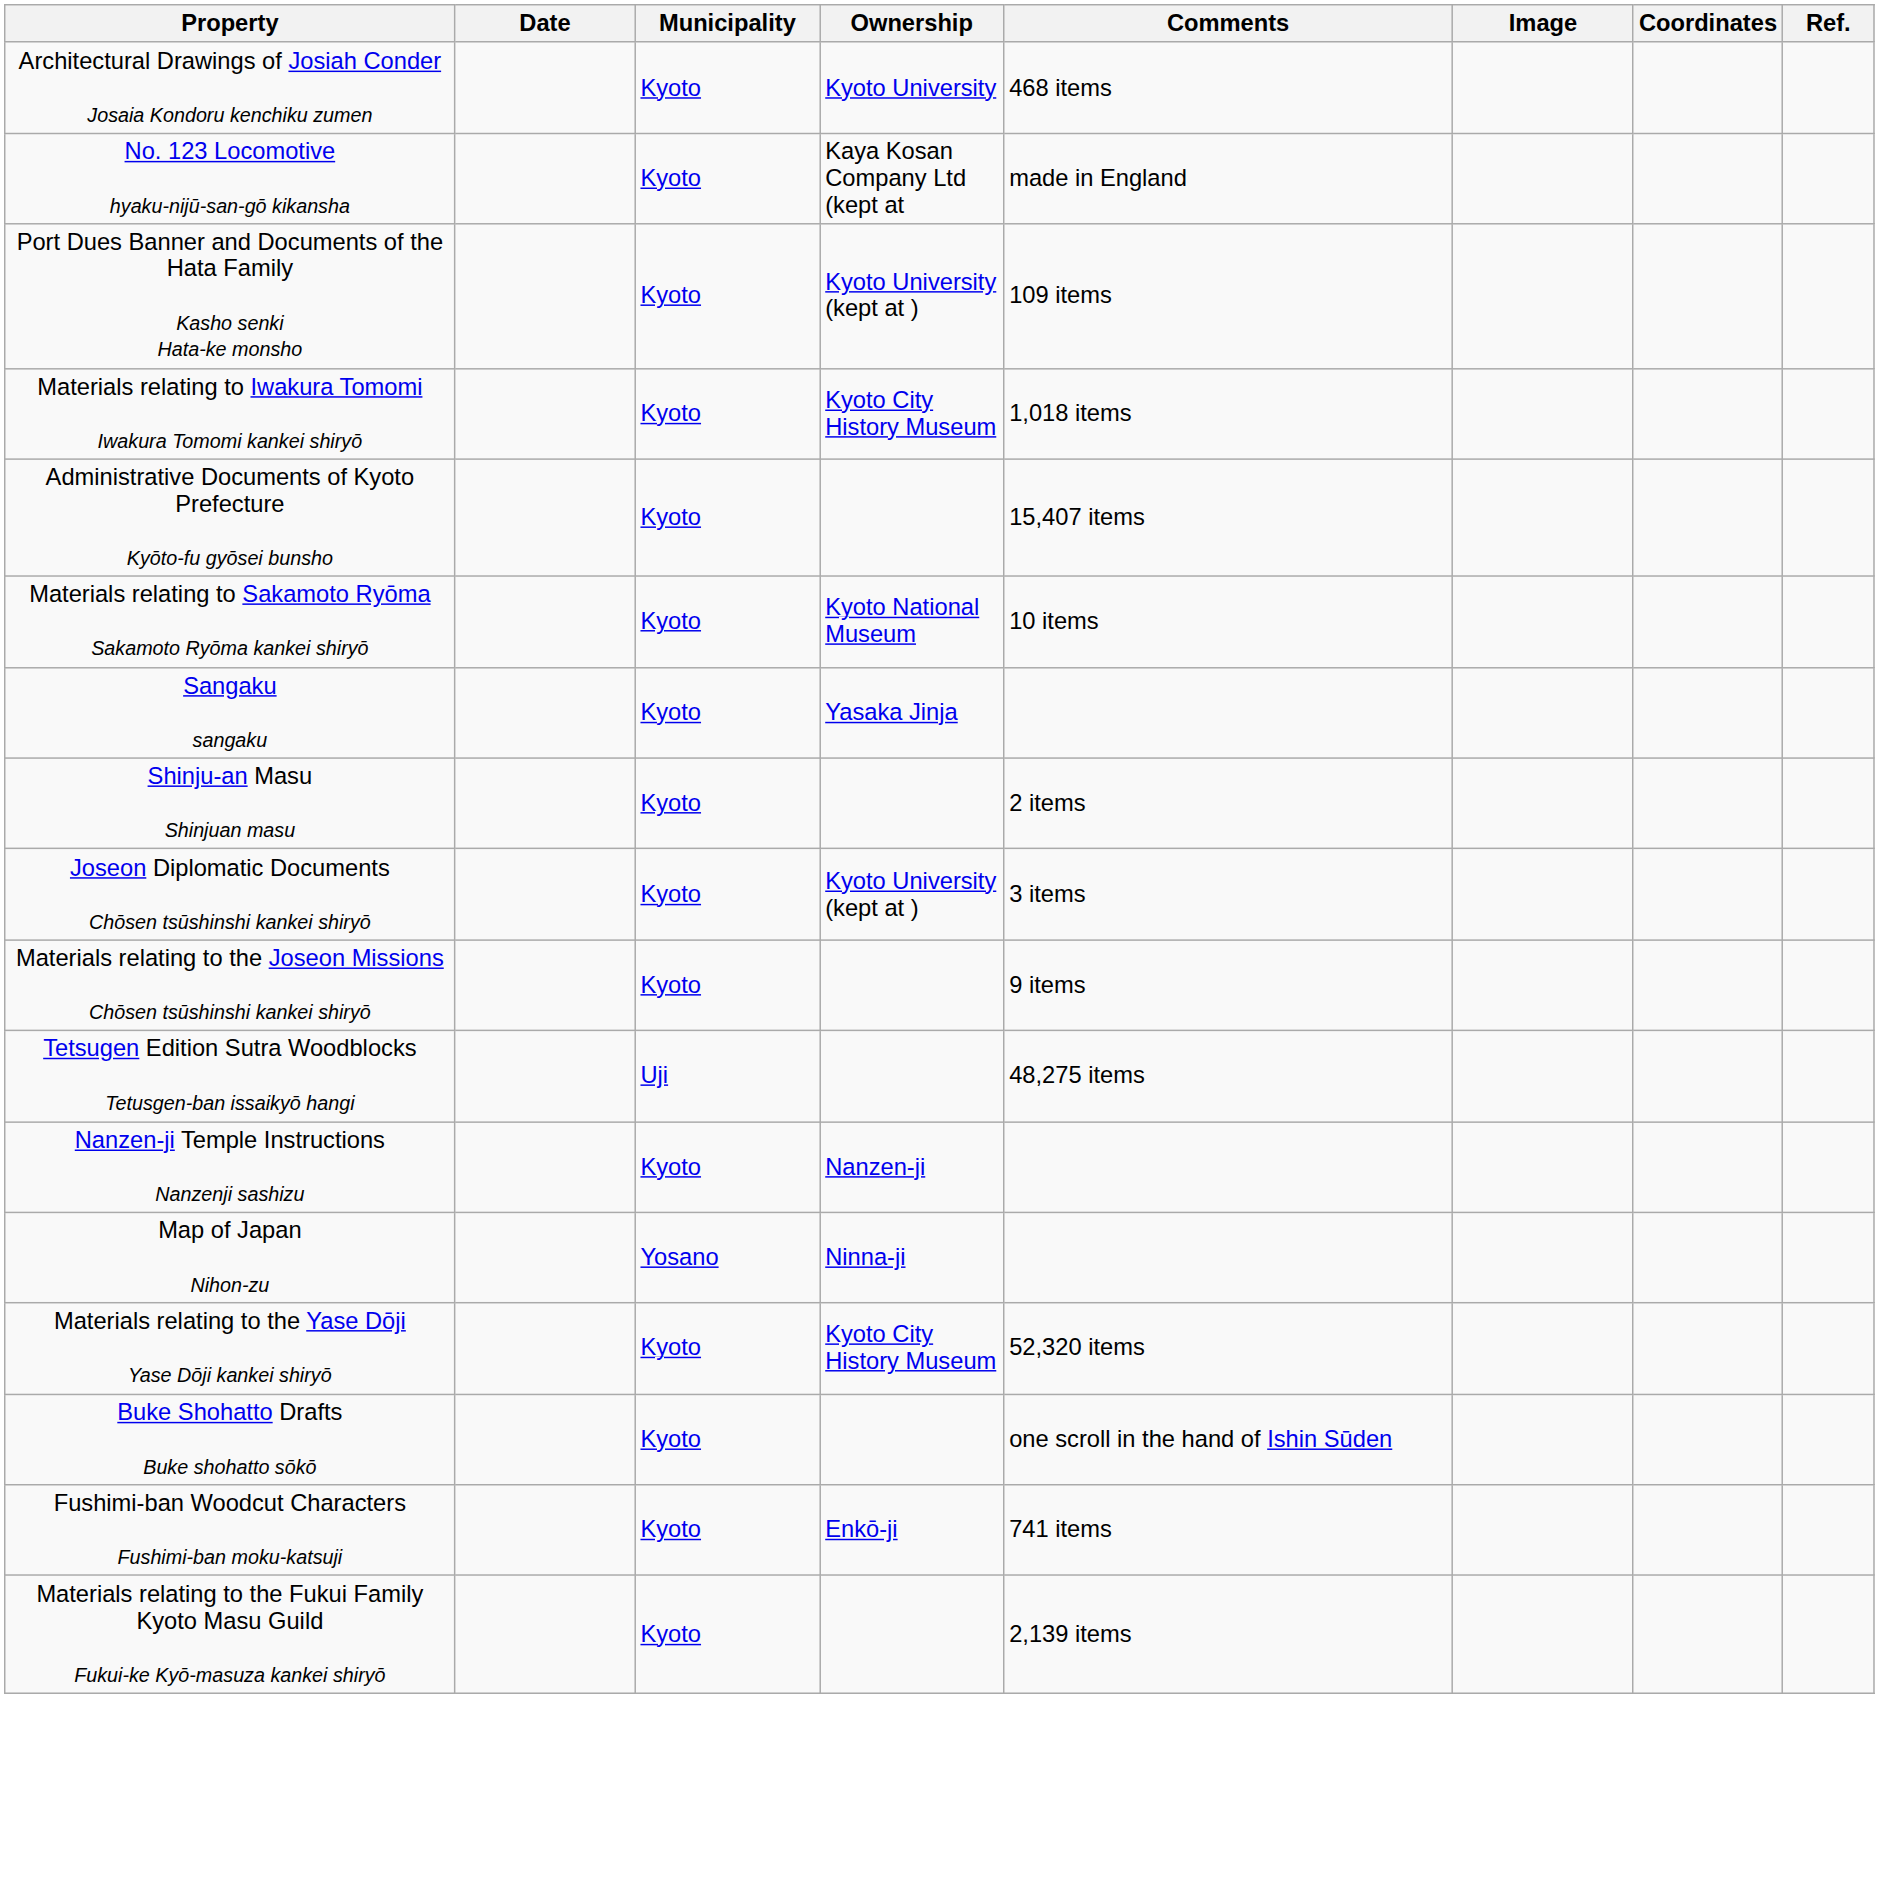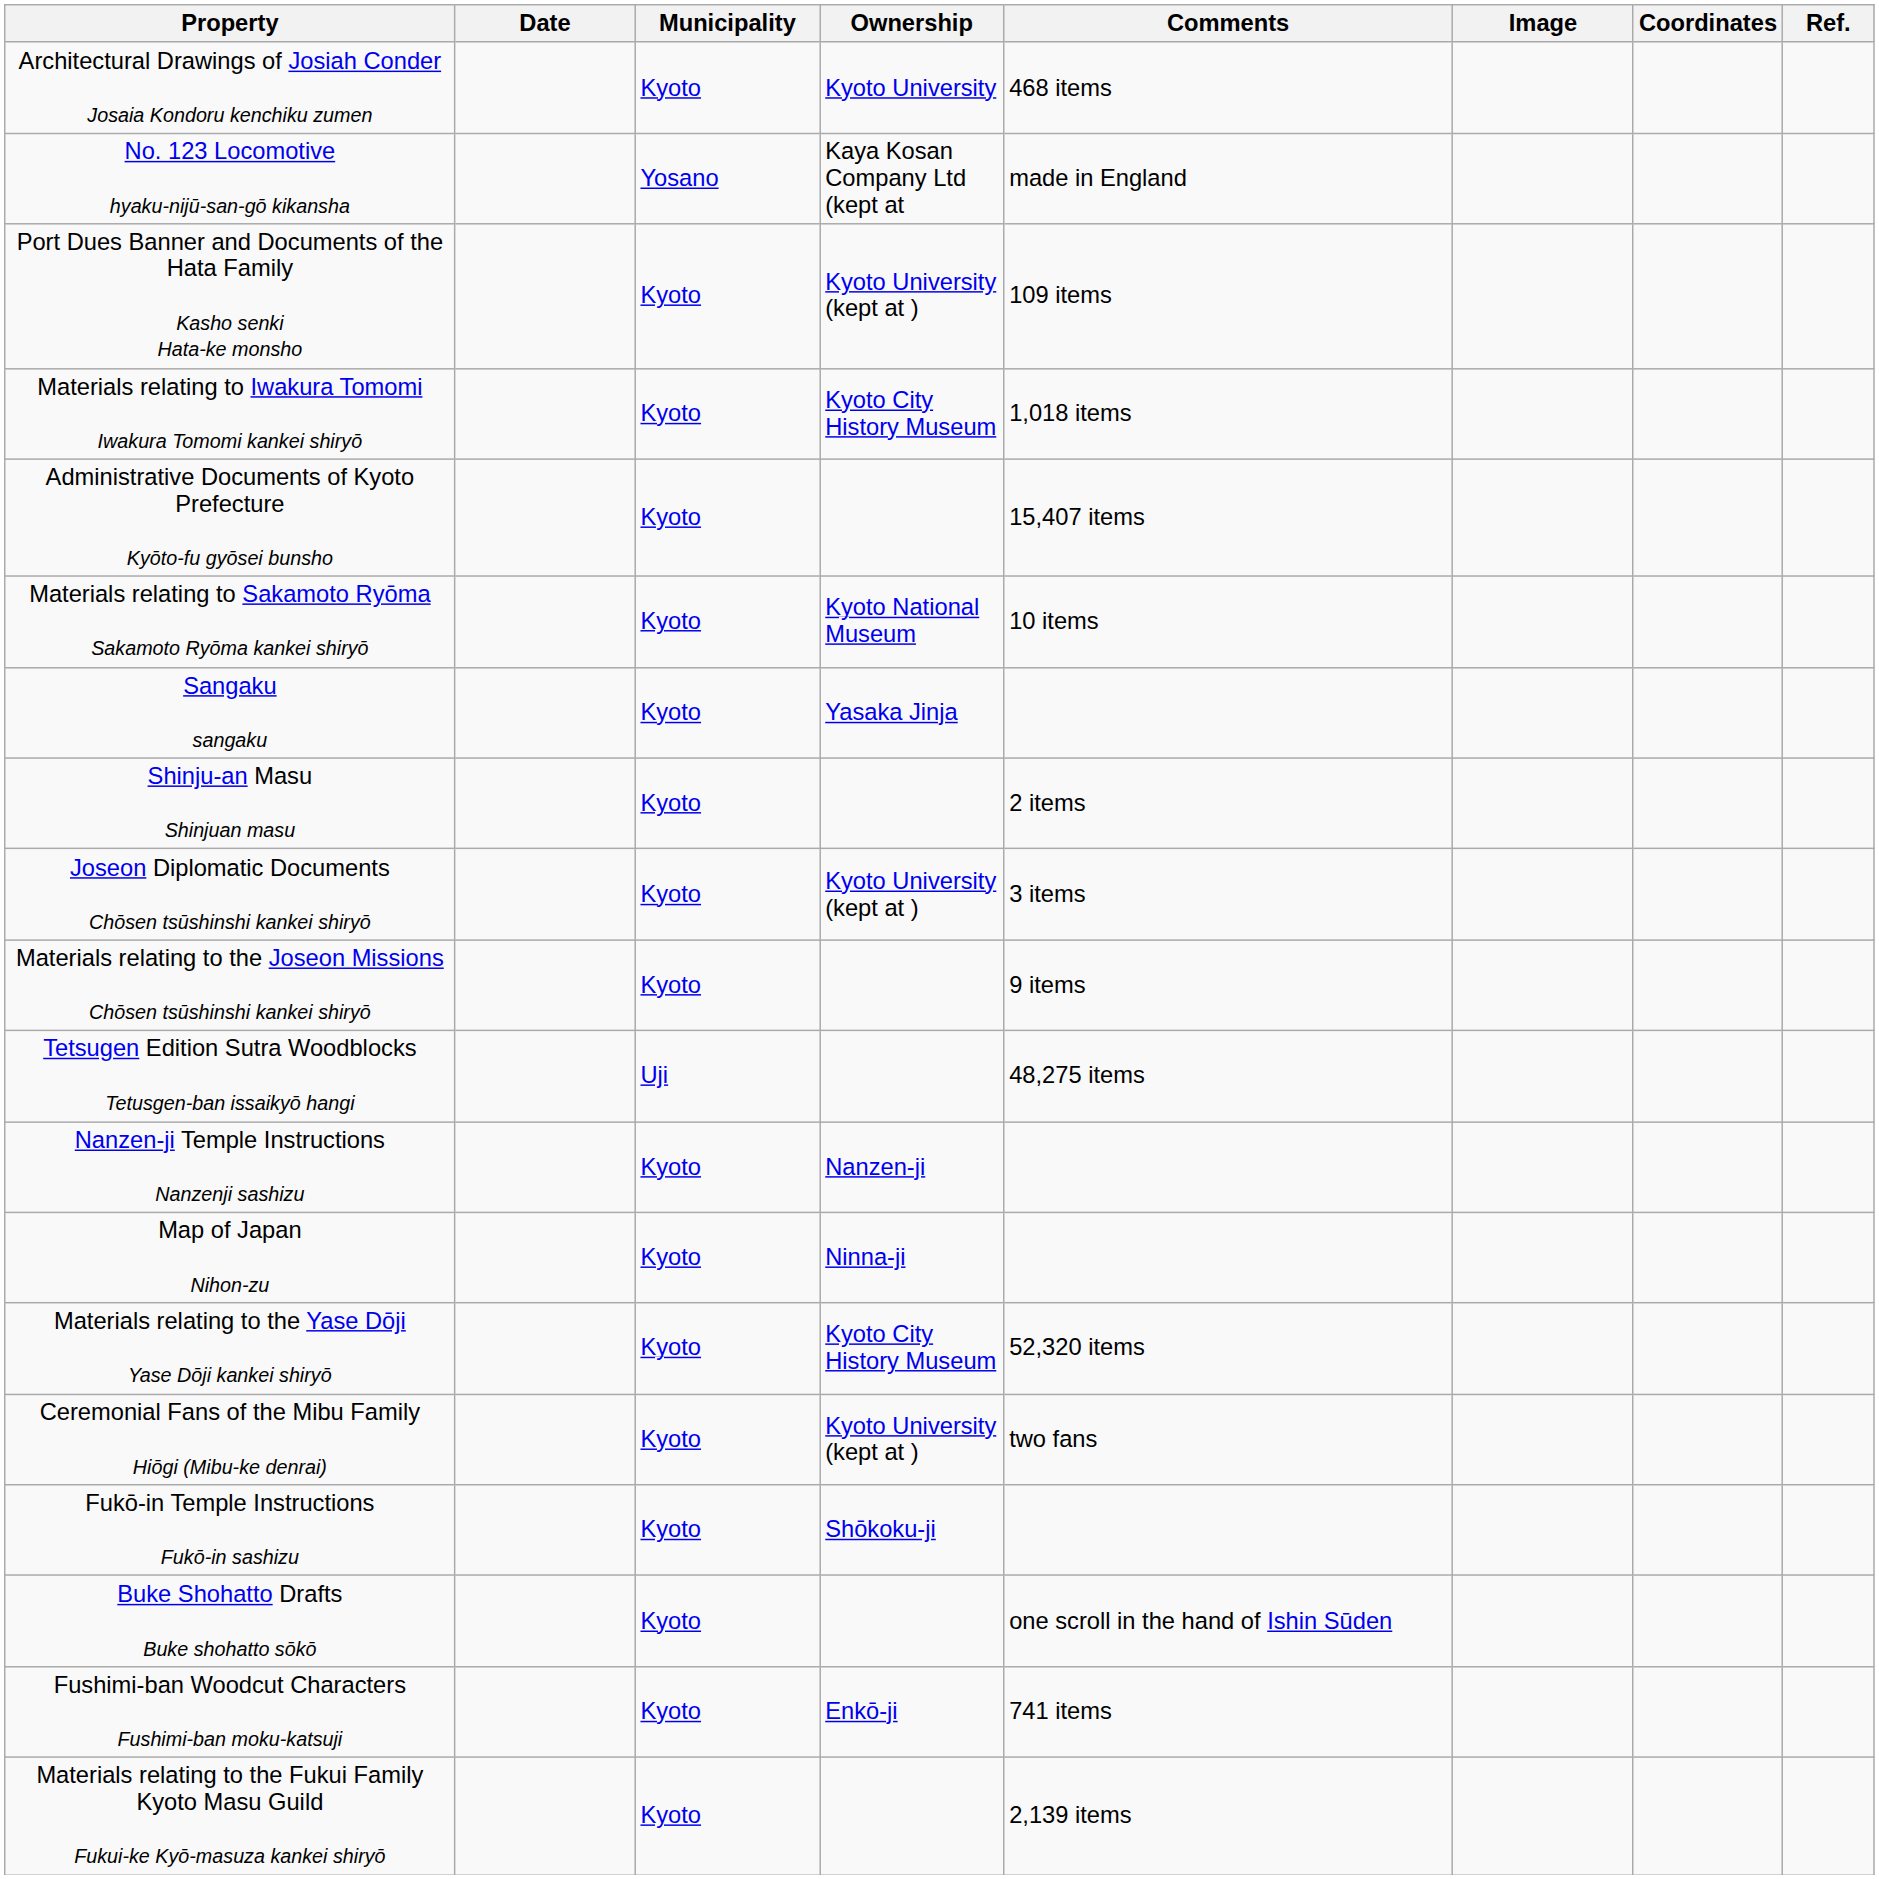(671, 178) Kyoto -> (680, 178) Yosano
(680, 1257) Yosano -> (671, 1257) Kyoto
+ row: (230, 1439)
+ row: (230, 1529)
